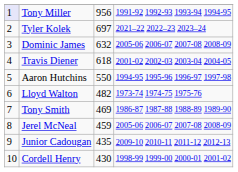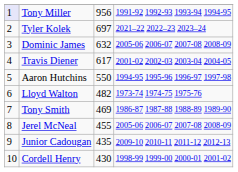(104, 61) 618 -> (104, 61) 617
(104, 126) 459 -> (104, 126) 455
